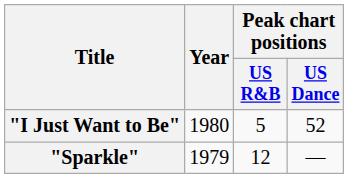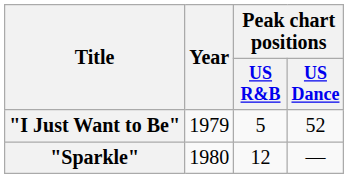(209, 125) 1980 -> (209, 125) 1979
(209, 157) 1979 -> (209, 157) 1980
